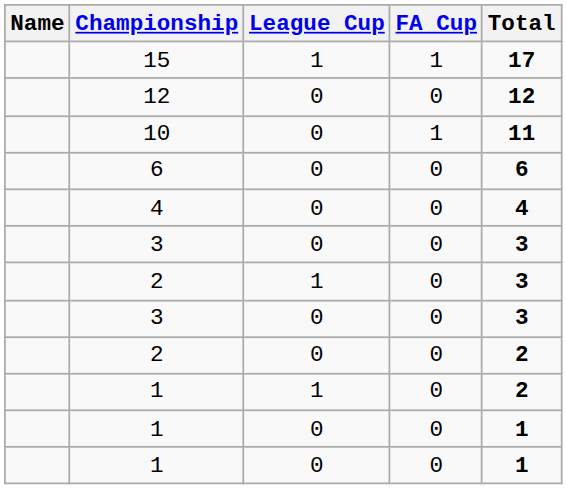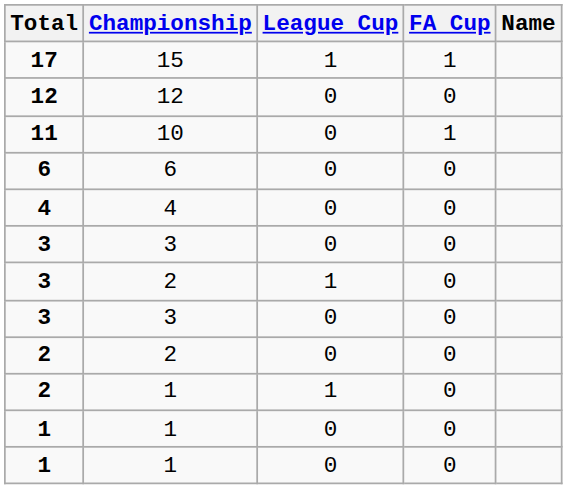columns swapped: (37, 23) <-> (522, 23)
